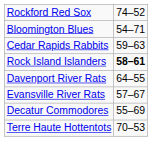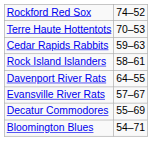rows swapped: (59, 128) <-> (50, 29)
(131, 62) bold -> (131, 62) normal
